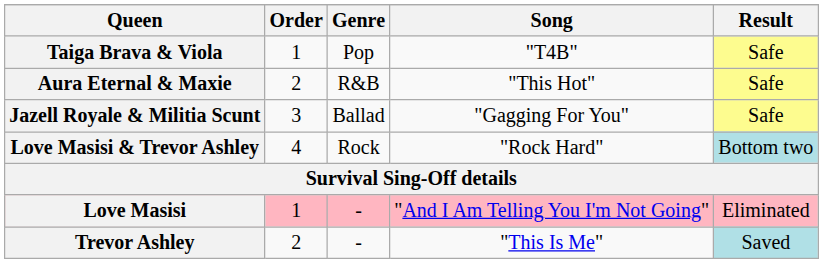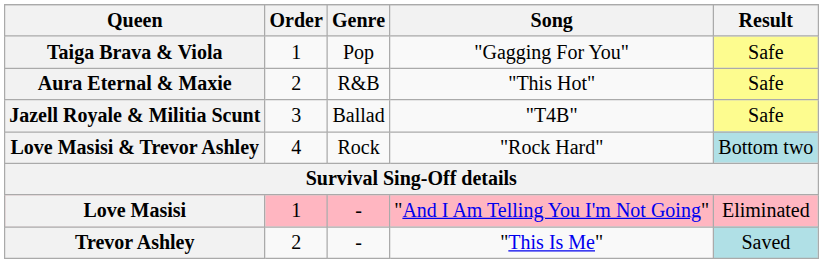(552, 52) "T4B" -> (552, 52) "Gagging For You"
(552, 115) "Gagging For You" -> (552, 115) "T4B"
